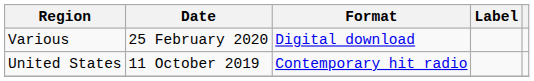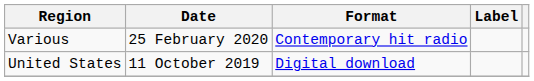(345, 40) Digital download -> (371, 40) Contemporary hit radio
(371, 64) Contemporary hit radio -> (345, 64) Digital download
